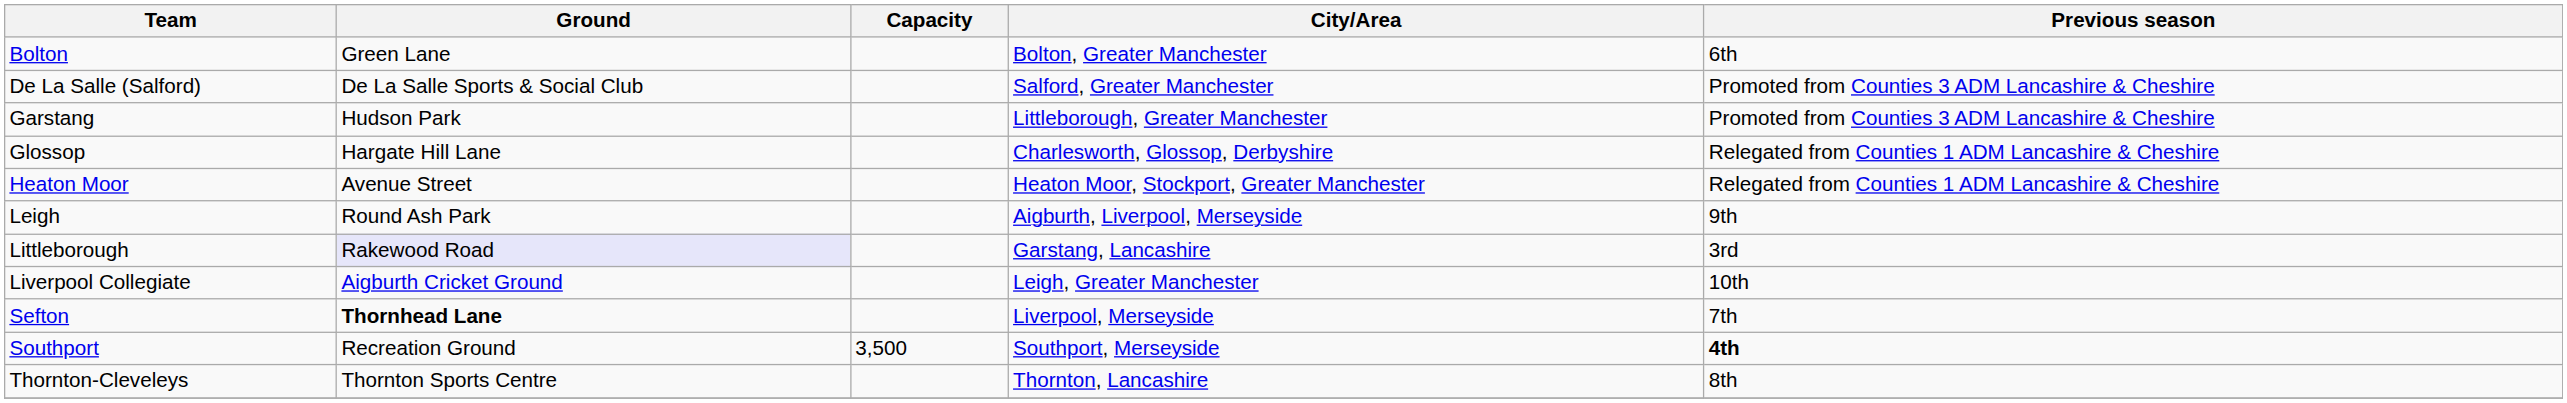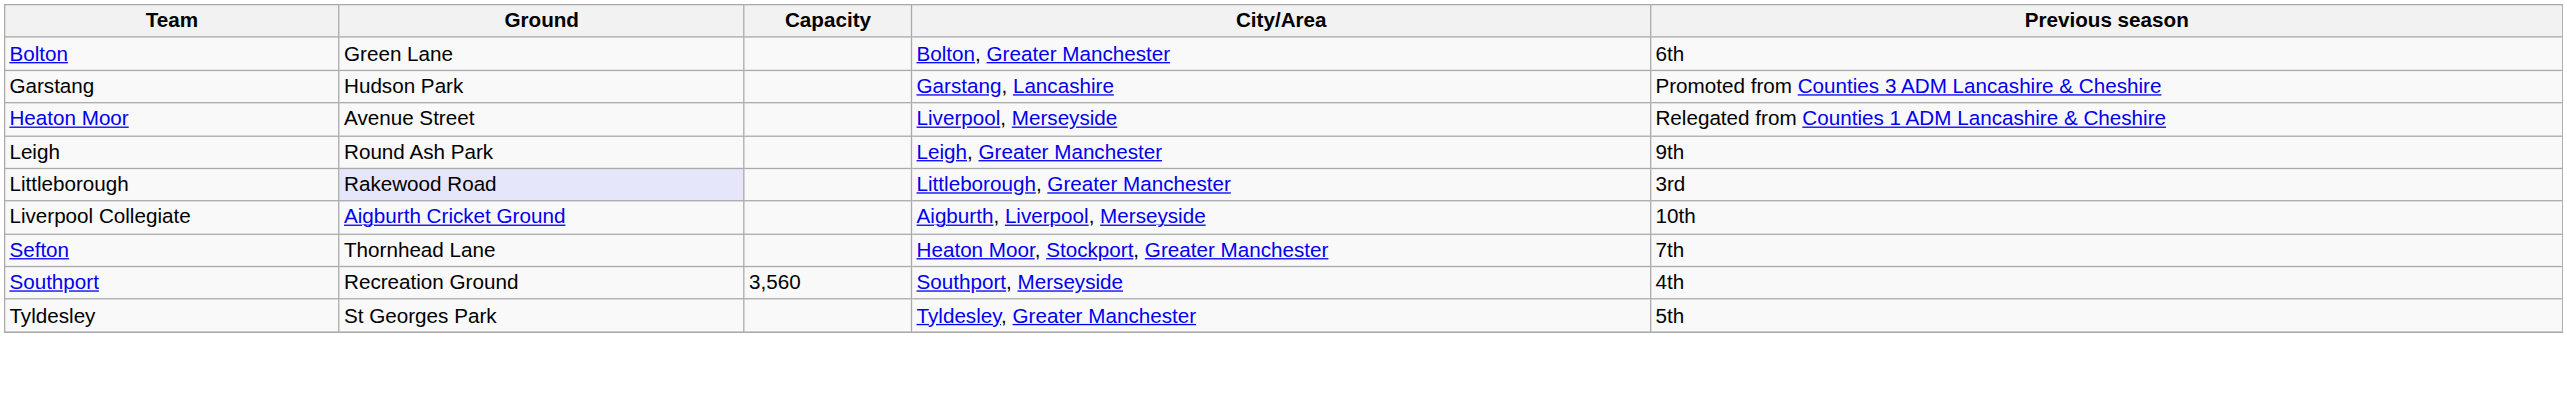- row: (105, 86)
(1170, 119) Littleborough, Greater Manchester -> (1015, 86) Garstang, Lancashire
- row: (47, 151)
(1219, 184) Heaton Moor, Stockport, Greater Manchester -> (1017, 119) Liverpool, Merseyside
(1158, 217) Aigburth, Liverpool, Merseyside -> (1039, 151) Leigh, Greater Manchester
(1112, 250) Garstang, Lancashire -> (1074, 184) Littleborough, Greater Manchester
(1136, 282) Leigh, Greater Manchester -> (1061, 217) Aigburth, Liverpool, Merseyside
(422, 315) bold -> (420, 250) normal
(1113, 315) Liverpool, Merseyside -> (1122, 250) Heaton Moor, Stockport, Greater Manchester
(881, 348) 3,500 -> (775, 282) 3,560
(1724, 348) bold -> (1670, 282) normal
- row: (99, 380)
+ row: (52, 315)
